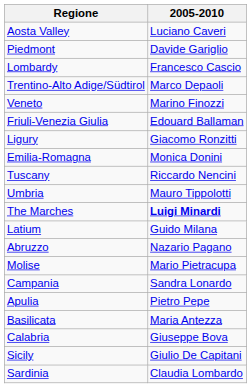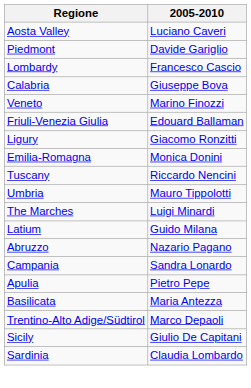rows swapped: (76, 85) <-> (28, 337)
(185, 211) bold -> (182, 211) normal
- row: (23, 265)
